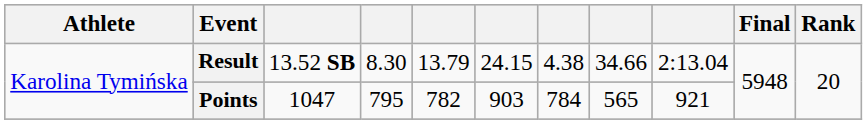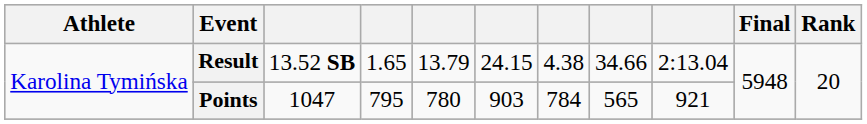(386, 62) 8.30 -> (386, 62) 1.65
(444, 100) 782 -> (444, 100) 780
